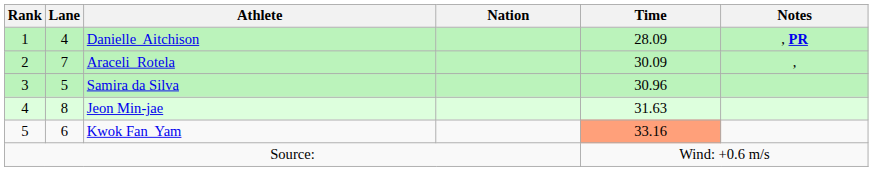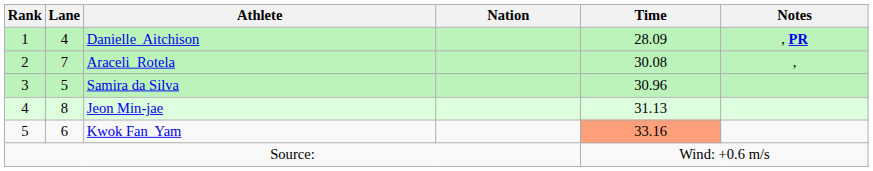(651, 62) 30.09 -> (651, 62) 30.08
(651, 108) 31.63 -> (651, 108) 31.13
